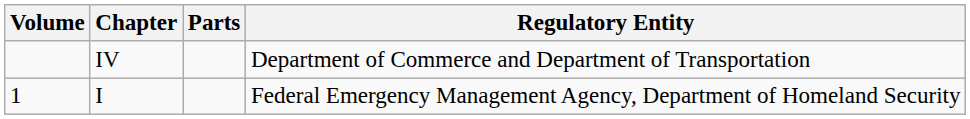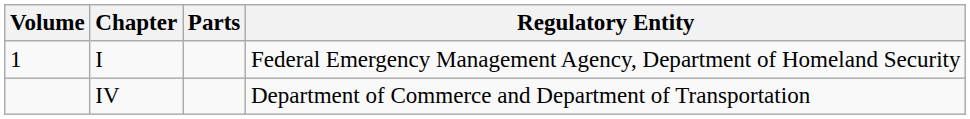rows swapped: (99, 95) <-> (107, 59)
